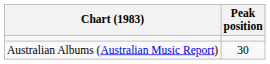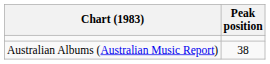(243, 50) 30 -> (243, 50) 38
